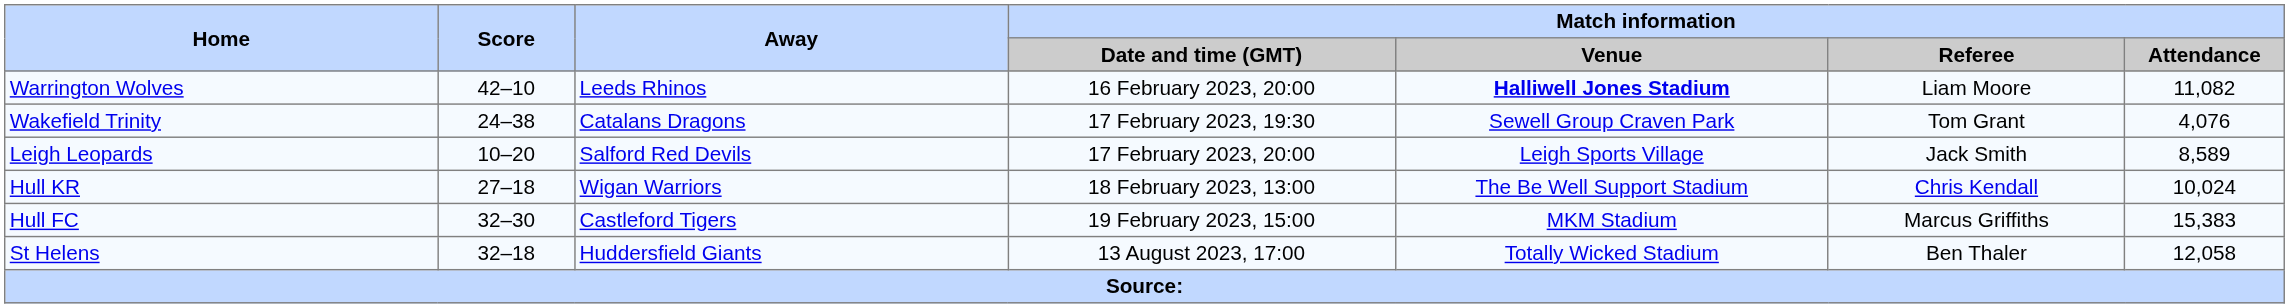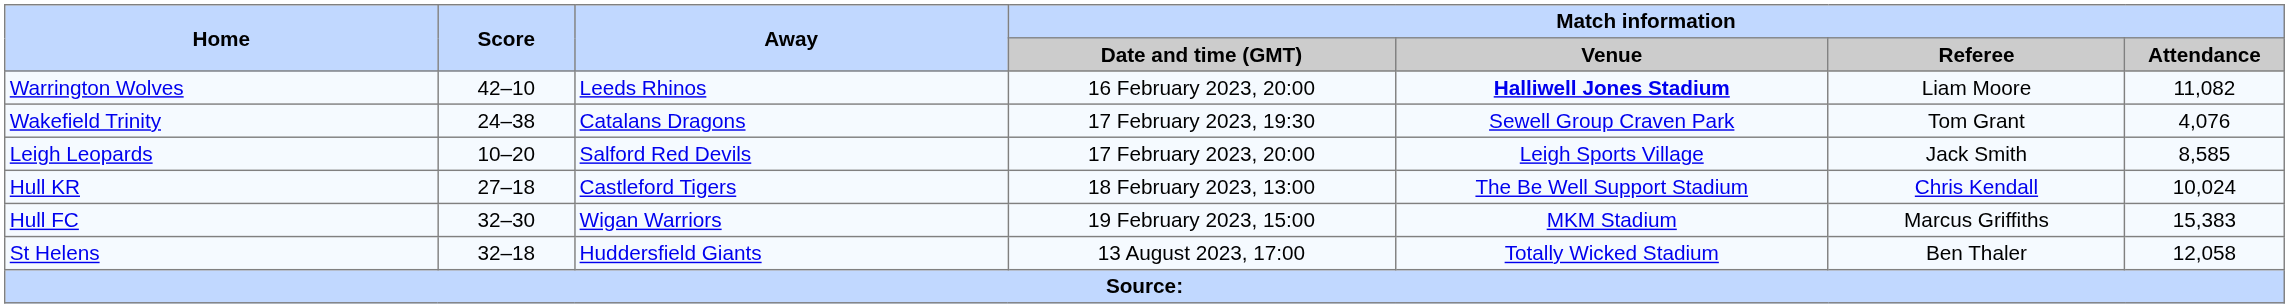(2204, 154) 8,589 -> (2204, 154) 8,585
(651, 187) Wigan Warriors -> (658, 187) Castleford Tigers
(658, 220) Castleford Tigers -> (651, 220) Wigan Warriors
